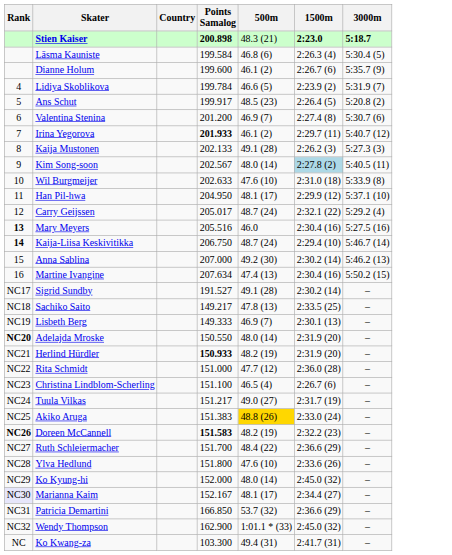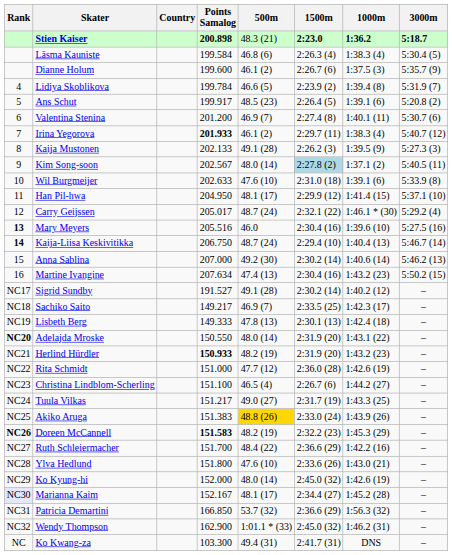+ column: (371, 17)
(259, 306) 47.8 (13) -> (256, 306) 46.9 (7)
(256, 322) 46.9 (7) -> (259, 322) 47.8 (13)
